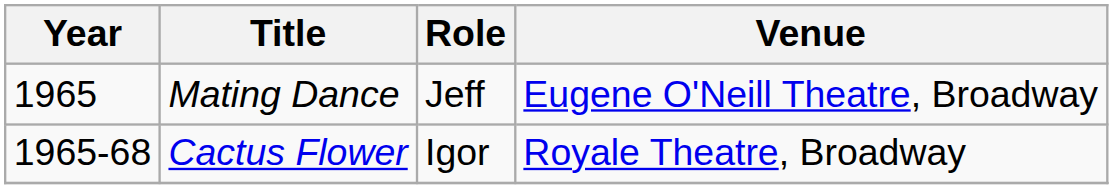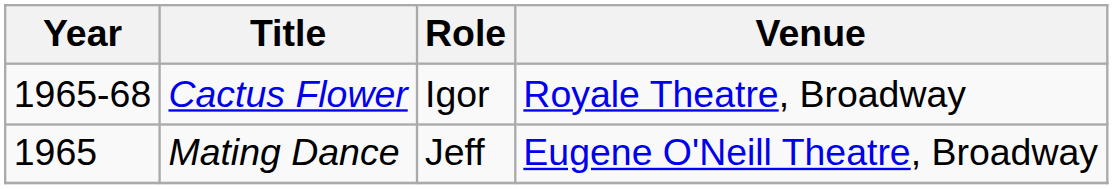rows swapped: (284, 93) <-> (288, 152)
